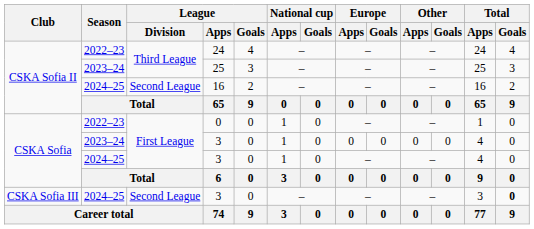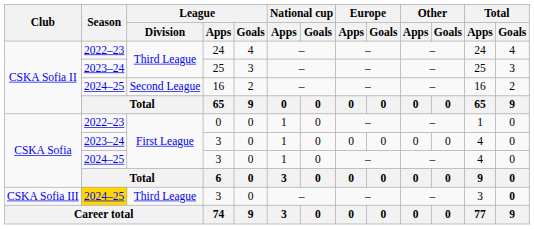(104, 196) no background -> (104, 196) gold background
(165, 196) Second League -> (165, 196) Third League
